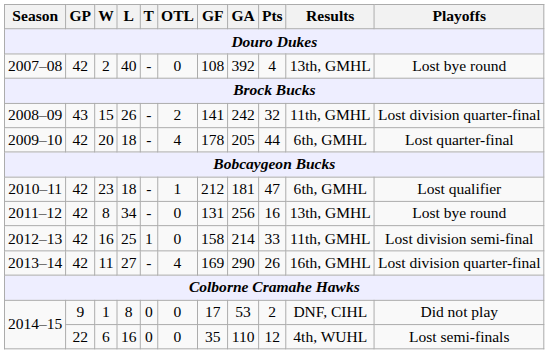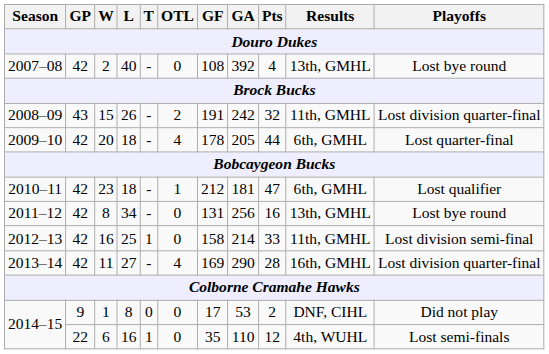(213, 115) 141 -> (213, 115) 191
(272, 262) 26 -> (272, 262) 28
(149, 336) 0 -> (149, 336) 1
